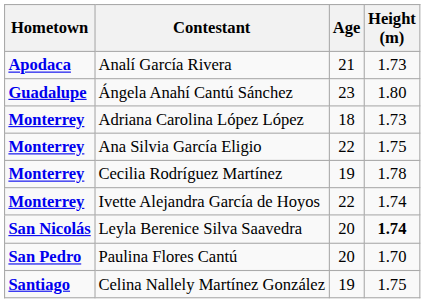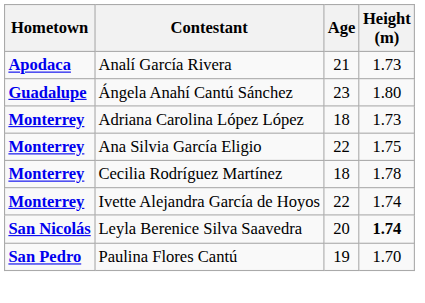(347, 174) 19 -> (341, 174) 18
(347, 256) 20 -> (341, 256) 19
- row: (212, 283)
